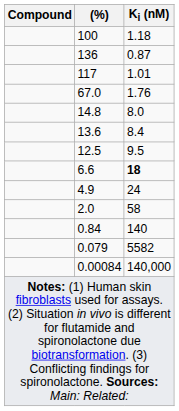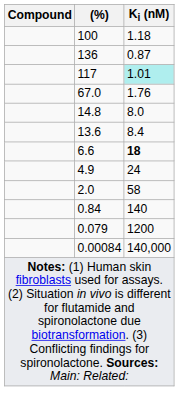(139, 74) no background -> (139, 74) paleturquoise background
- row: (89, 151)
(141, 247) 5582 -> (141, 228) 1200
